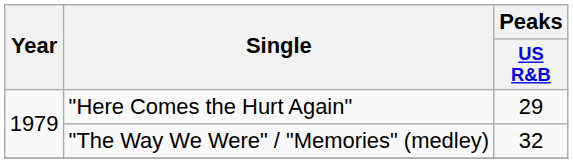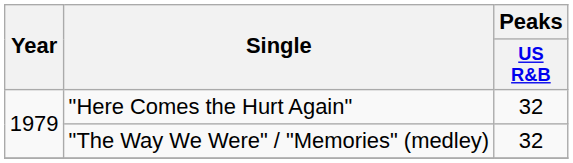(531, 106) 29 -> (531, 106) 32
